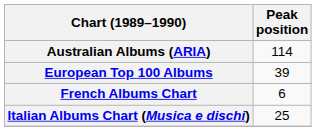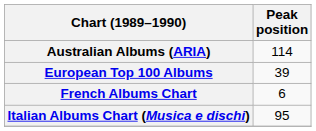(282, 115) 25 -> (282, 115) 95
